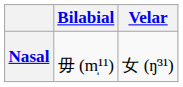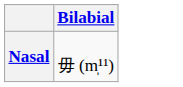- column: (148, 18)
